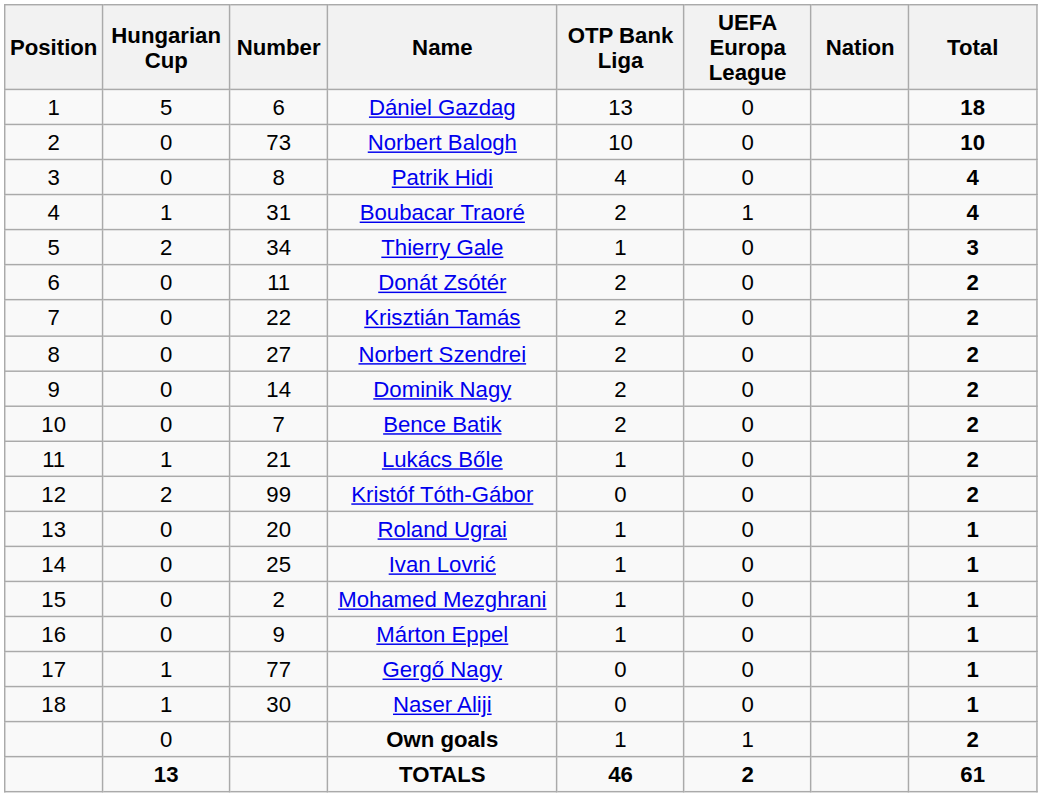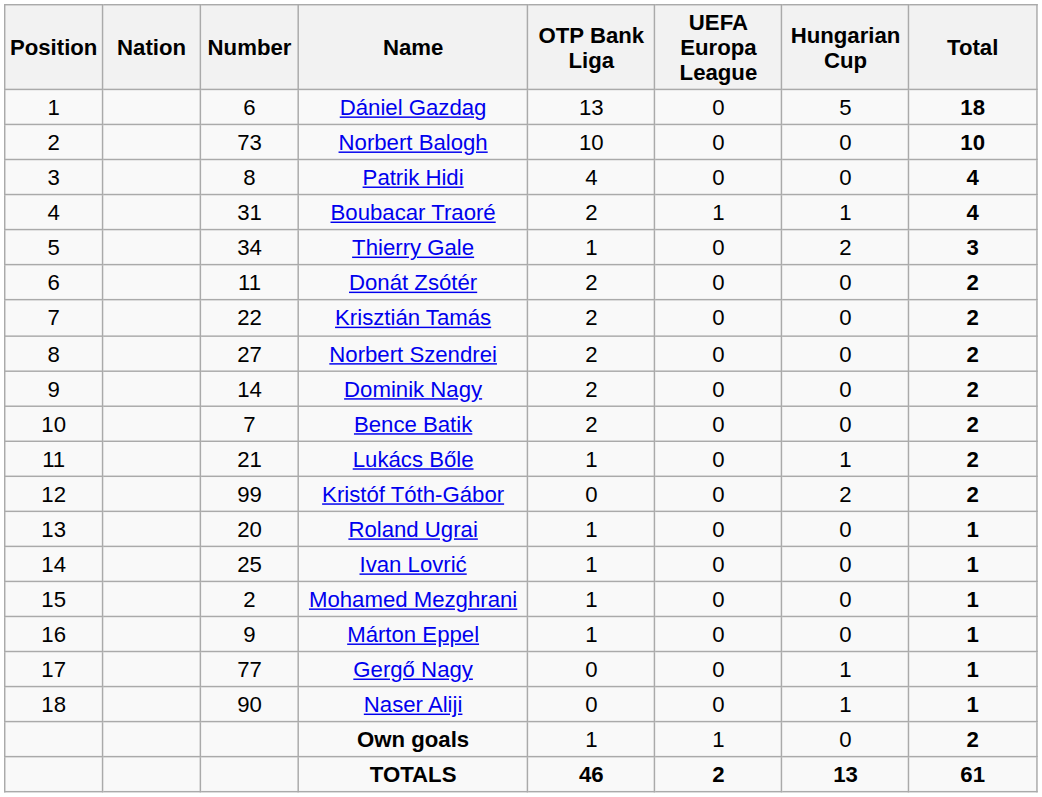columns swapped: (860, 47) <-> (166, 47)
(279, 704) 30 -> (250, 704) 90
